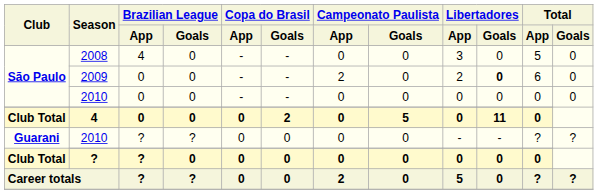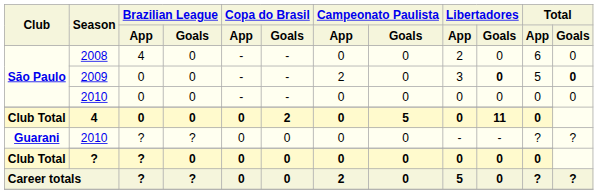(460, 56) 3 -> (460, 56) 2
(537, 56) 5 -> (537, 56) 6
(460, 76) 2 -> (460, 76) 3
(537, 76) 6 -> (537, 76) 5
(573, 76) normal -> (573, 76) bold
